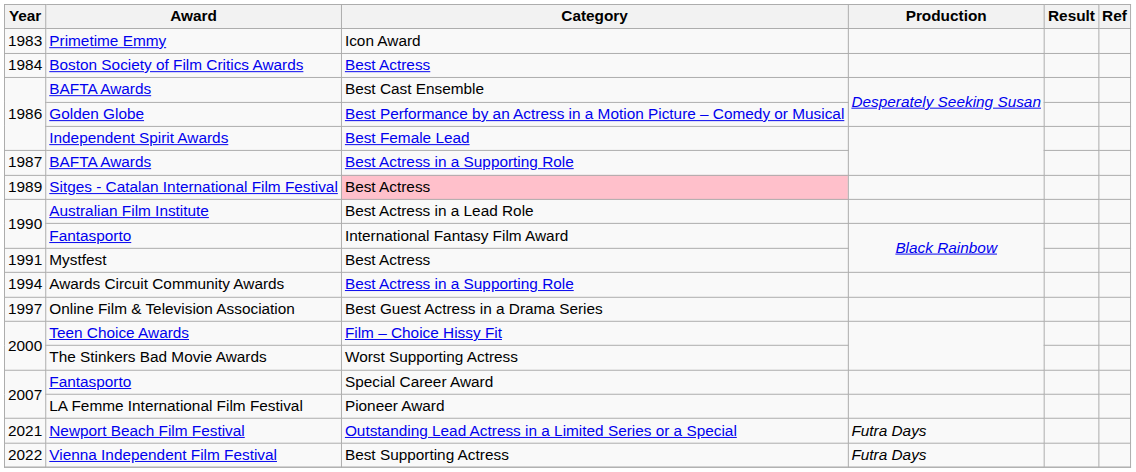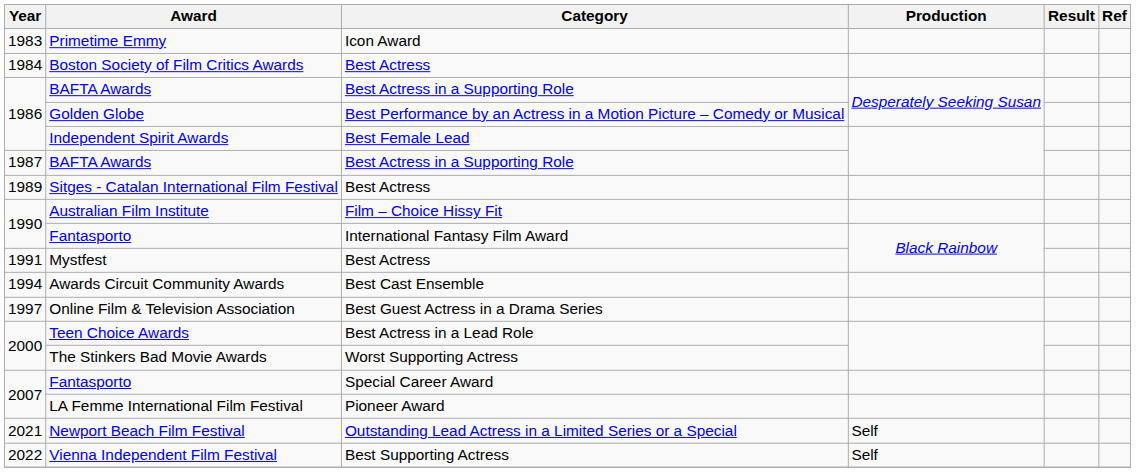(414, 89) Best Cast Ensemble -> (459, 89) Best Actress in a Supporting Role
(388, 187) pink background -> (388, 187) no background
(439, 211) Best Actress in a Lead Role -> (423, 211) Film – Choice Hissy Fit
(459, 284) Best Actress in a Supporting Role -> (414, 284) Best Cast Ensemble
(423, 333) Film – Choice Hissy Fit -> (439, 333) Best Actress in a Lead Role
(889, 430) Futra Days -> (865, 430) Self
(889, 455) Futra Days -> (865, 455) Self
